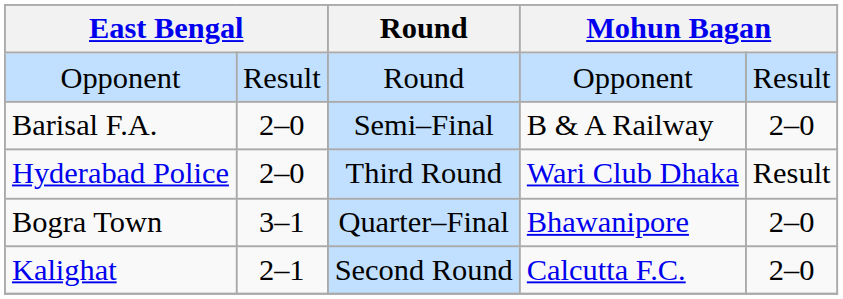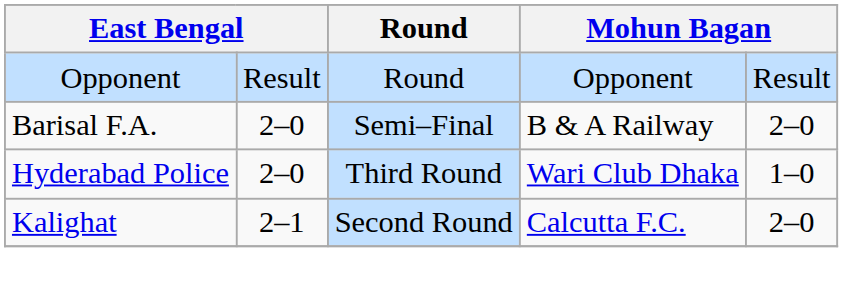(792, 173) Result -> (792, 173) 1–0
- row: (87, 221)
